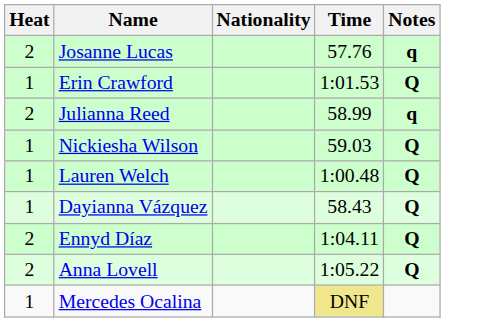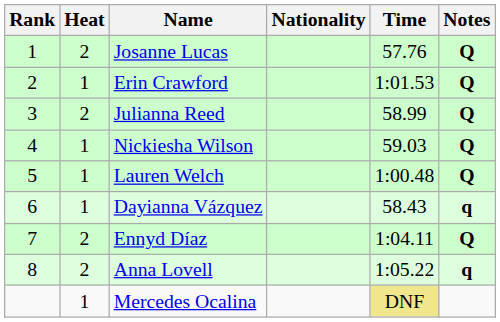+ column: (32, 20)
(412, 51) q -> (467, 51) Q
(412, 113) q -> (467, 113) Q
(412, 207) Q -> (467, 207) q
(412, 269) Q -> (467, 269) q
